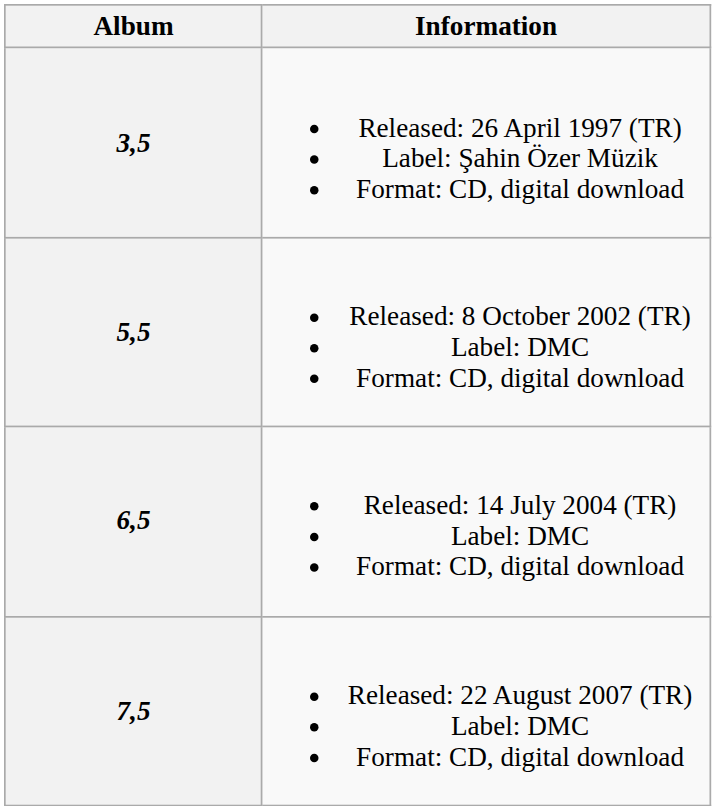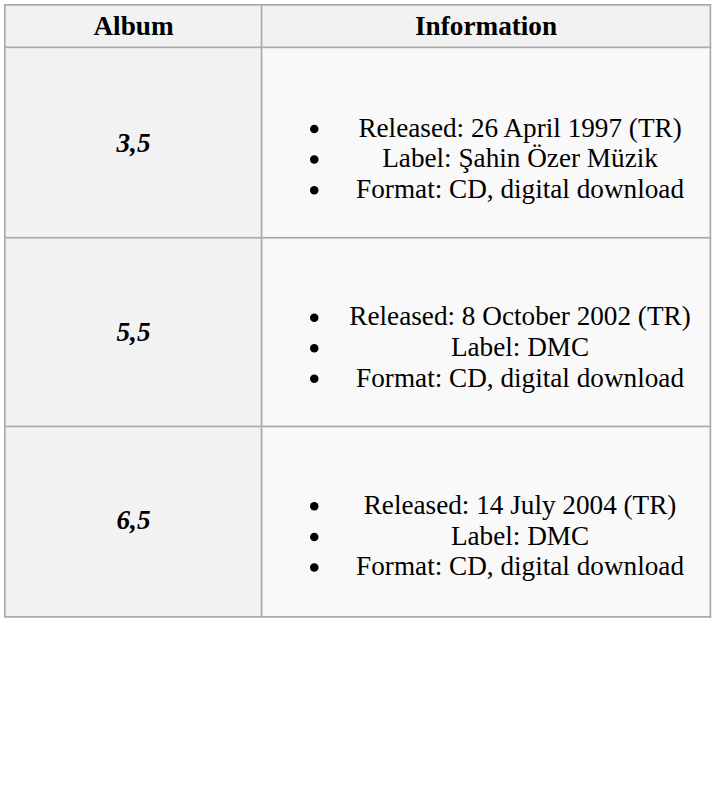- row: (134, 710)
